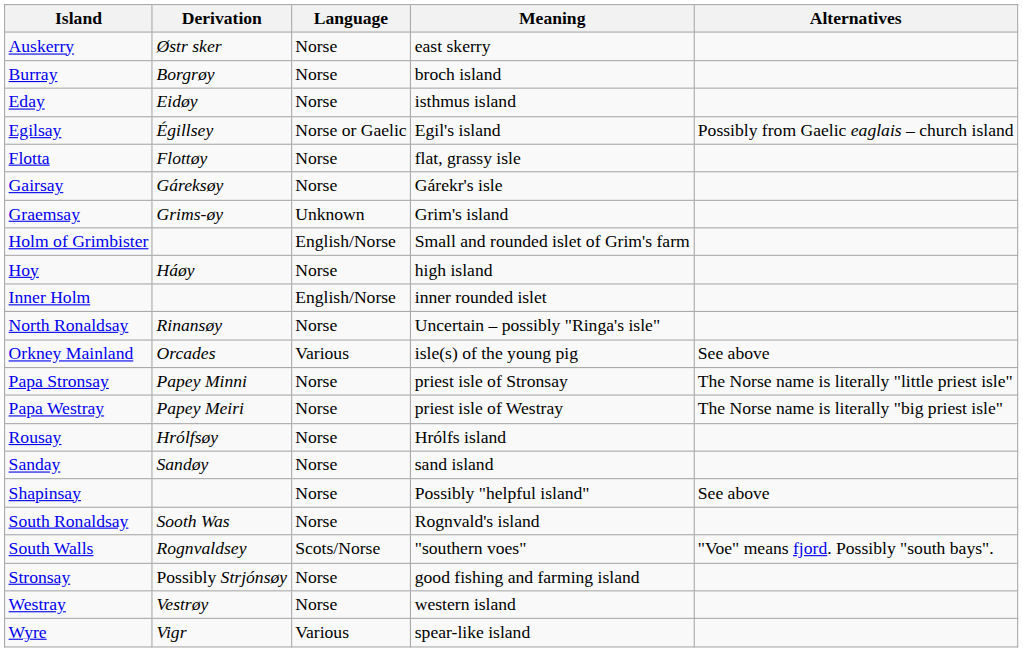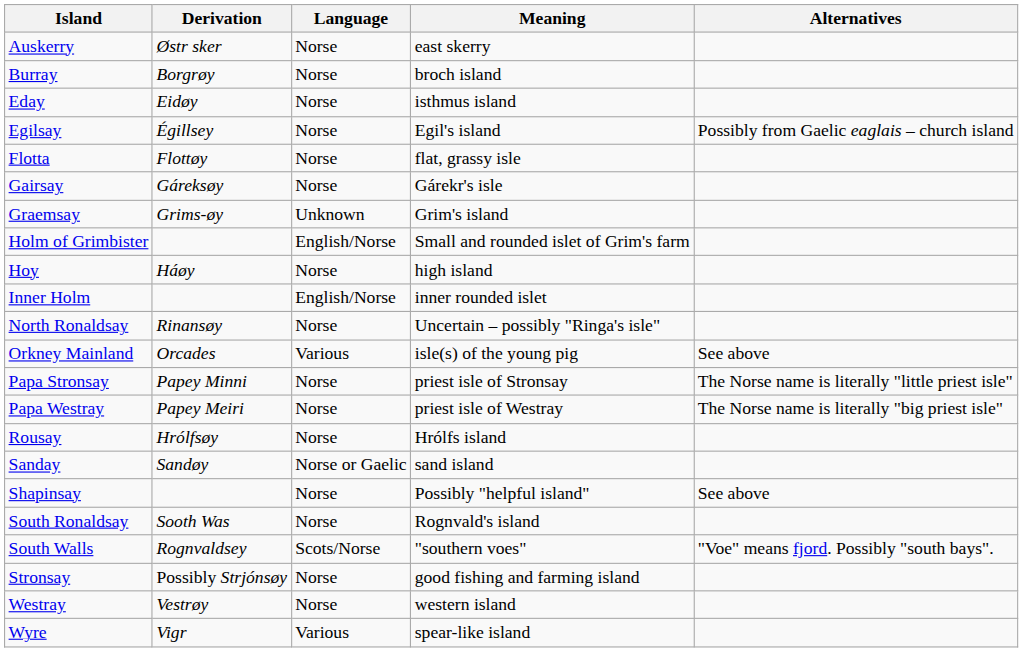(351, 130) Norse or Gaelic -> (316, 130) Norse
(316, 465) Norse -> (351, 465) Norse or Gaelic
